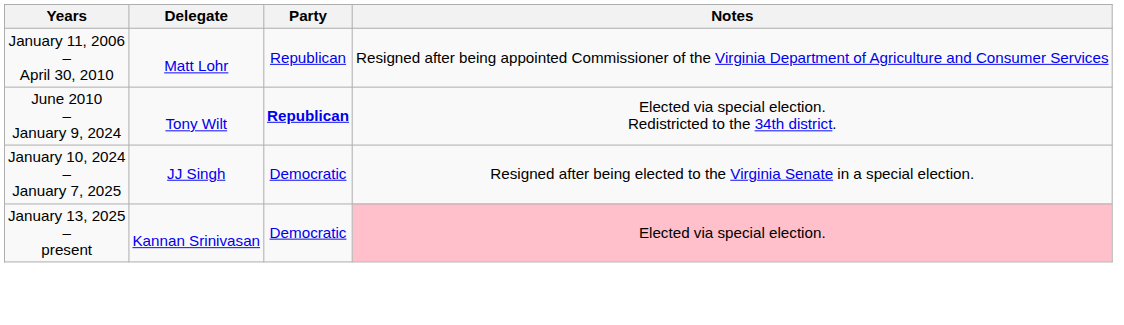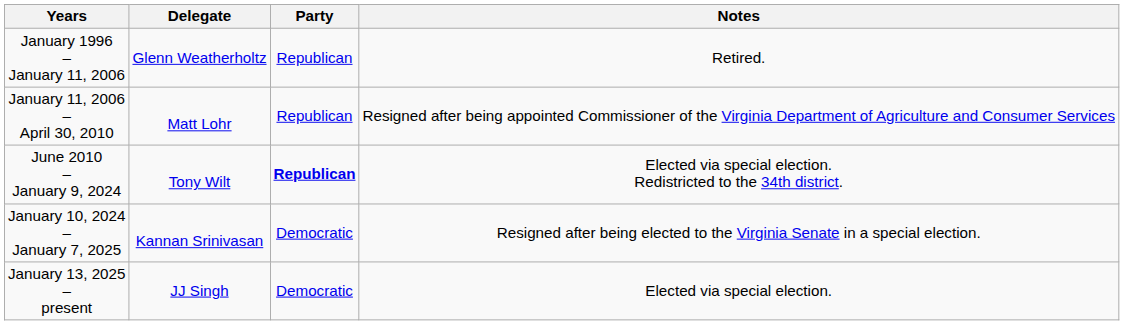+ row: (67, 57)
(196, 174) JJ Singh -> (199, 241) Kannan Srinivasan
(196, 241) Kannan Srinivasan -> (199, 290) JJ Singh
(732, 232) pink background -> (739, 290) no background
